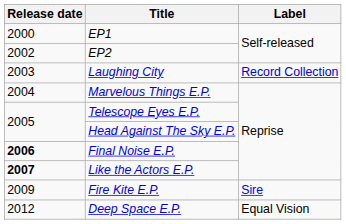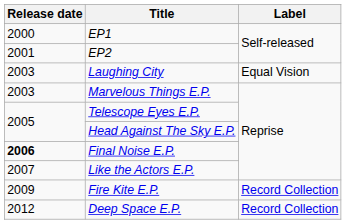(21, 53) 2002 -> (21, 53) 2001
(290, 72) Record Collection -> (275, 72) Equal Vision
(21, 92) 2004 -> (21, 92) 2003
(21, 170) bold -> (21, 170) normal
(252, 190) Sire -> (290, 190) Record Collection
(275, 209) Equal Vision -> (290, 209) Record Collection
